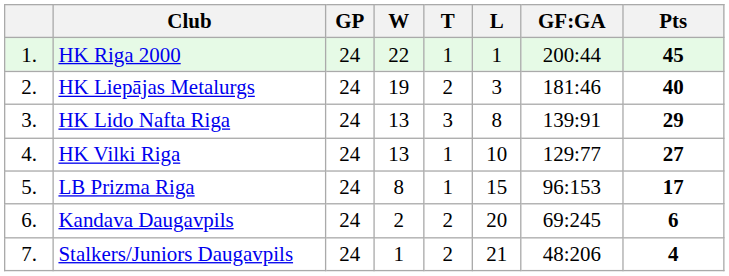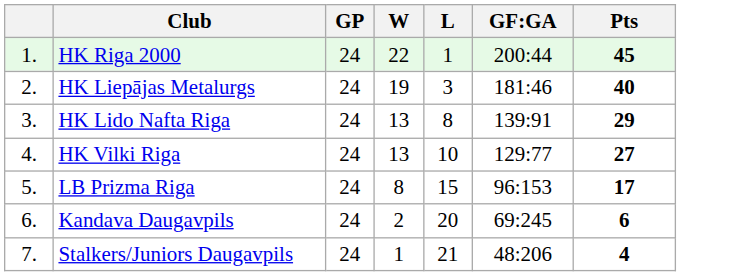- column: (448, 21)
